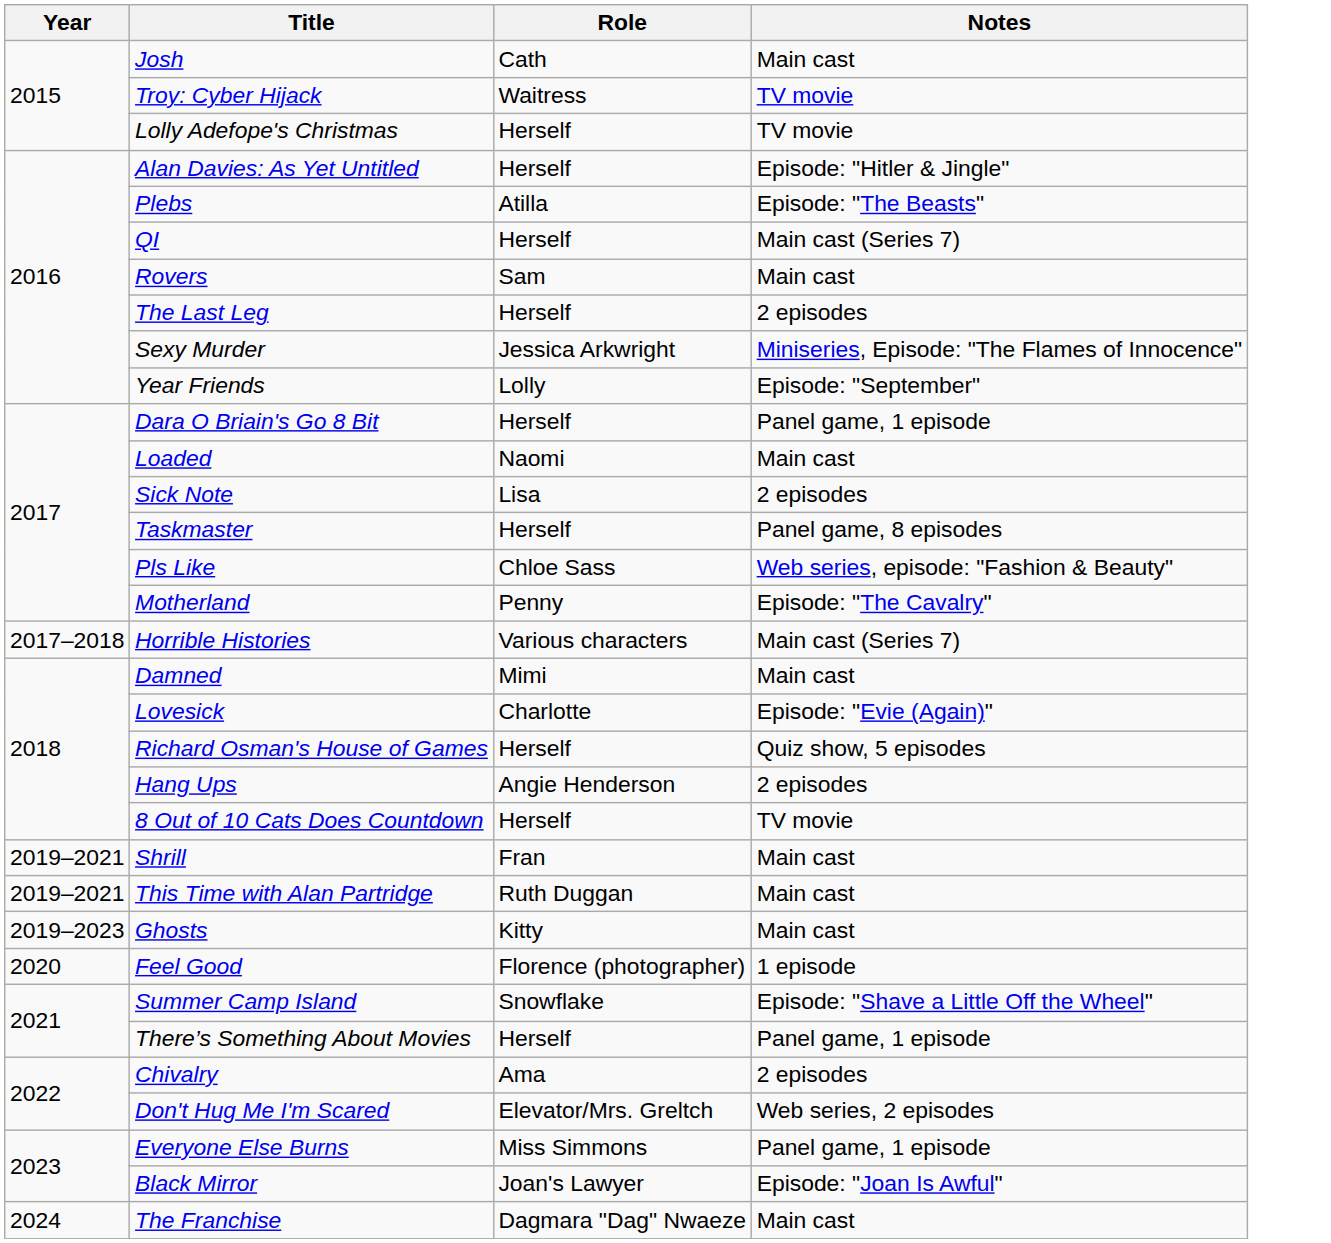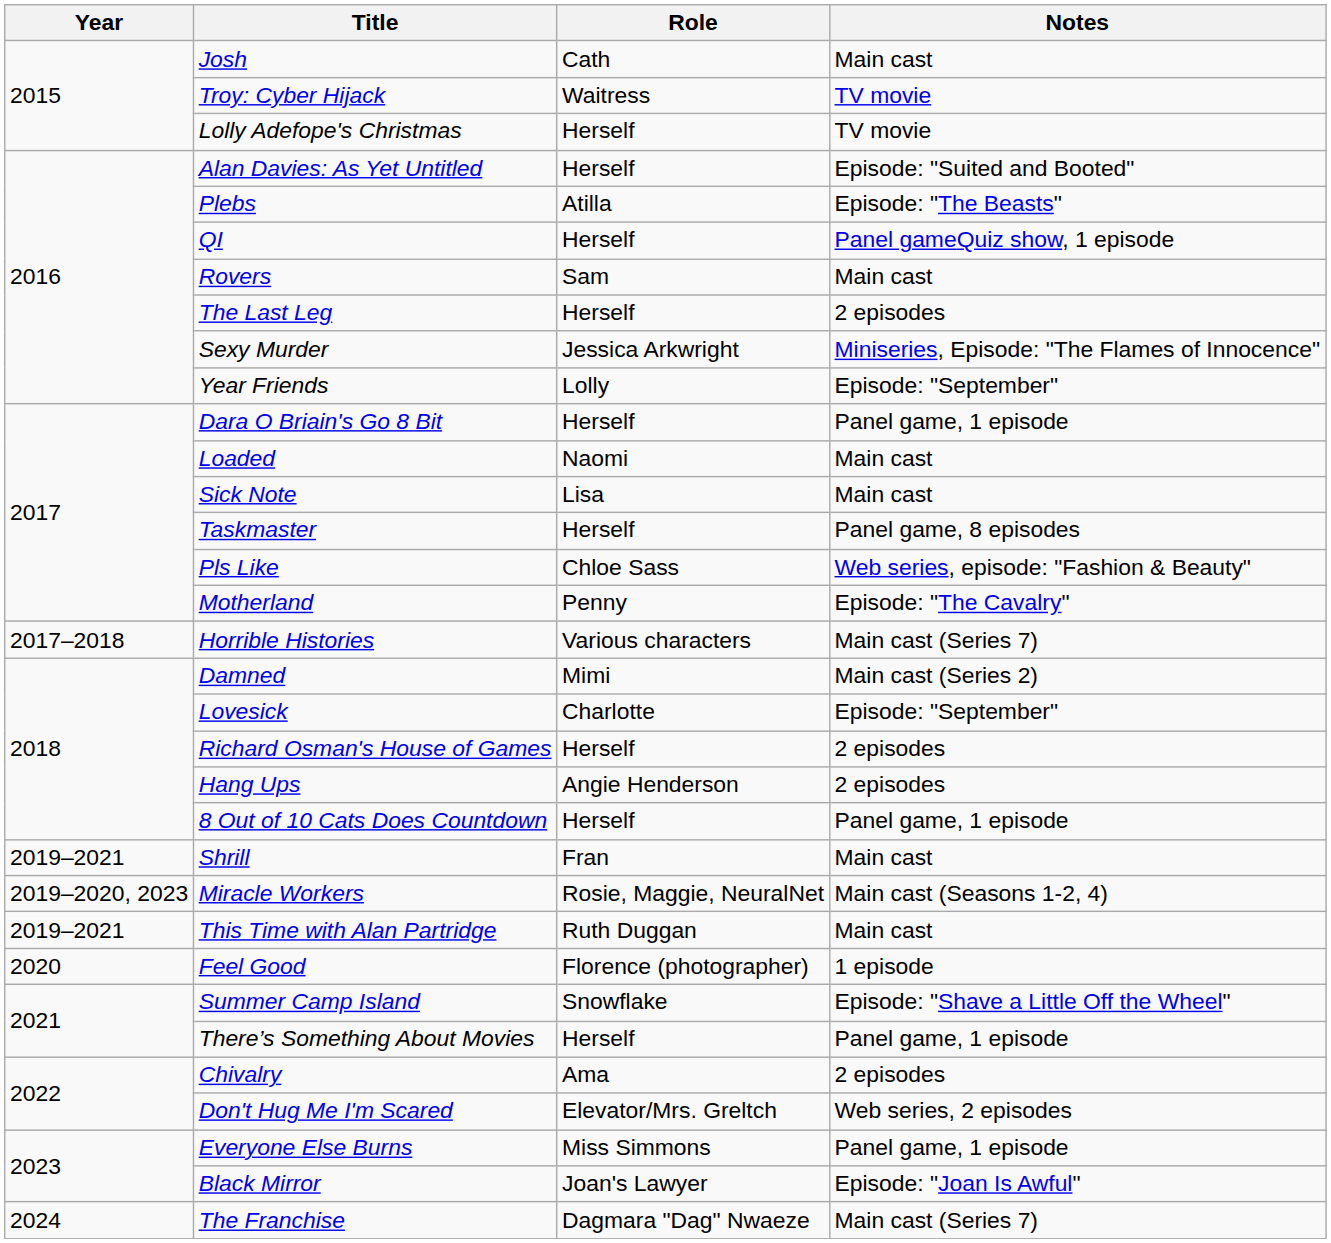(883, 167) Episode: "Hitler & Jingle" -> (984, 167) Episode: "Suited and Booted"
(858, 240) Main cast (Series 7) -> (1004, 240) Panel gameQuiz show, 1 episode
(812, 494) 2 episodes -> (883, 494) Main cast
(806, 675) Main cast -> (936, 675) Main cast (Series 2)
(875, 712) Episode: "Evie (Again)" -> (946, 712) Episode: "September"
(871, 748) Quiz show, 5 episodes -> (890, 748) 2 episodes
(805, 820) TV movie -> (952, 820) Panel game, 1 episode
+ row: (281, 893)
- row: (171, 929)
(806, 1220) Main cast -> (936, 1220) Main cast (Series 7)
